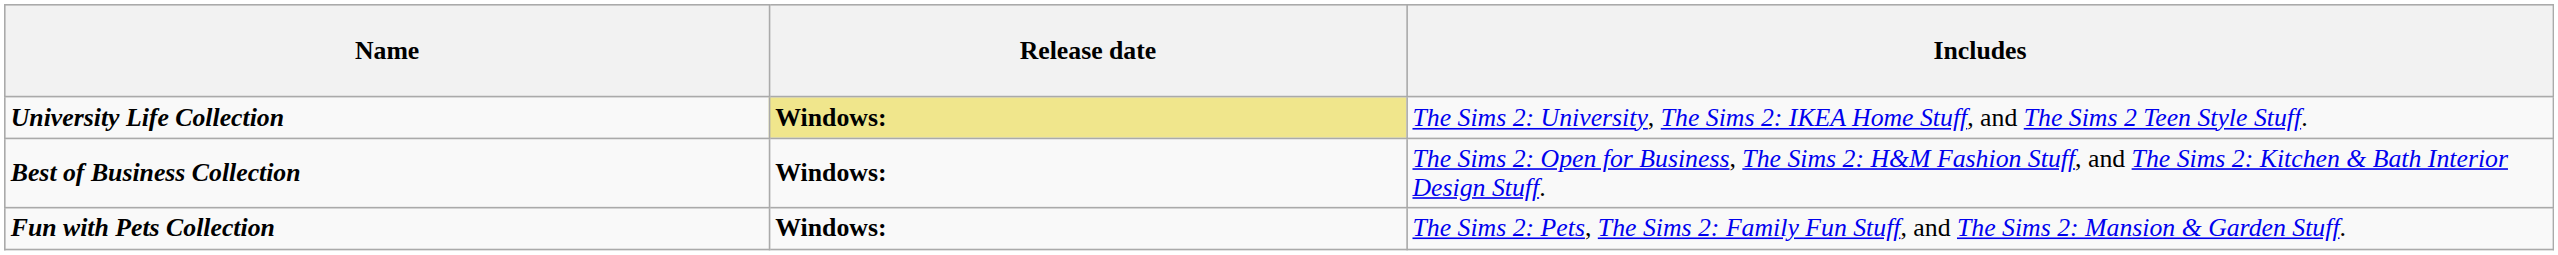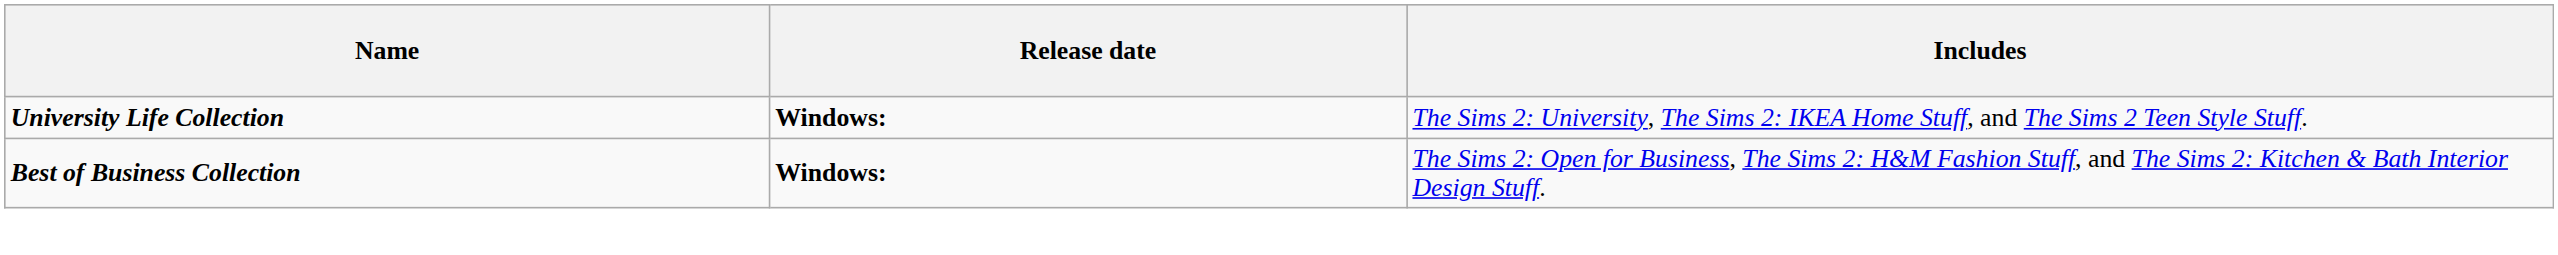(831, 117) khaki background -> (831, 117) no background
- row: (143, 227)
